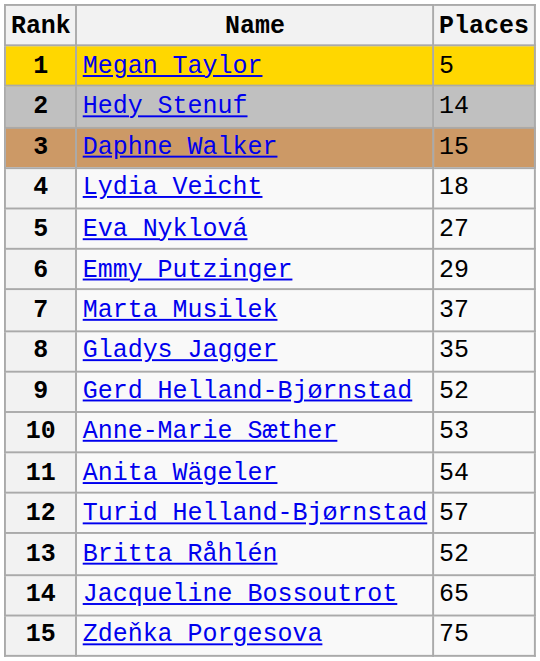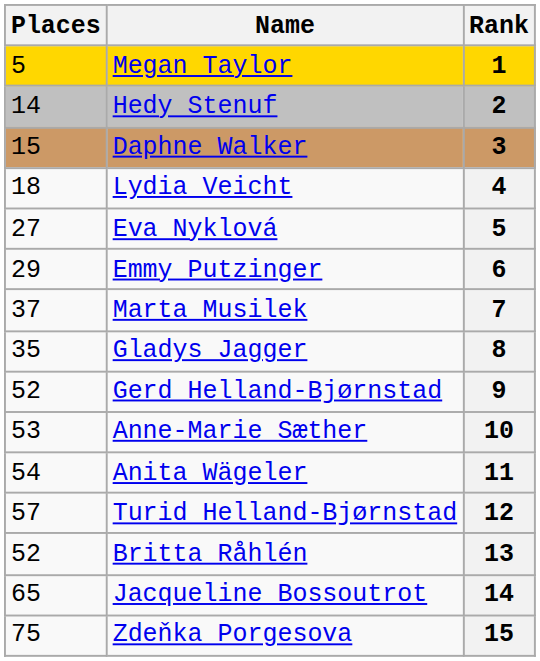columns swapped: (41, 25) <-> (484, 25)
